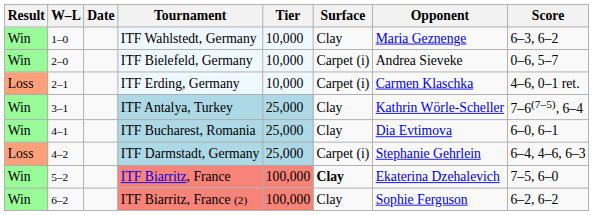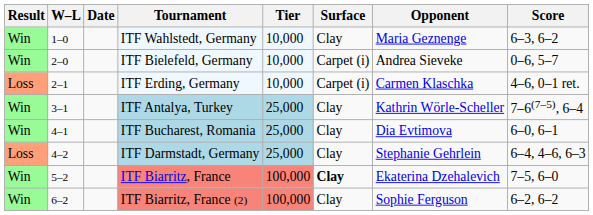(343, 154) Carpet (i) -> (329, 154) Clay
